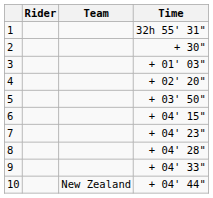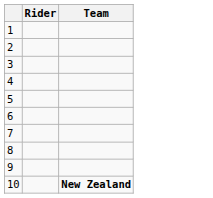- column: (171, 13)
(96, 185) normal -> (96, 185) bold
